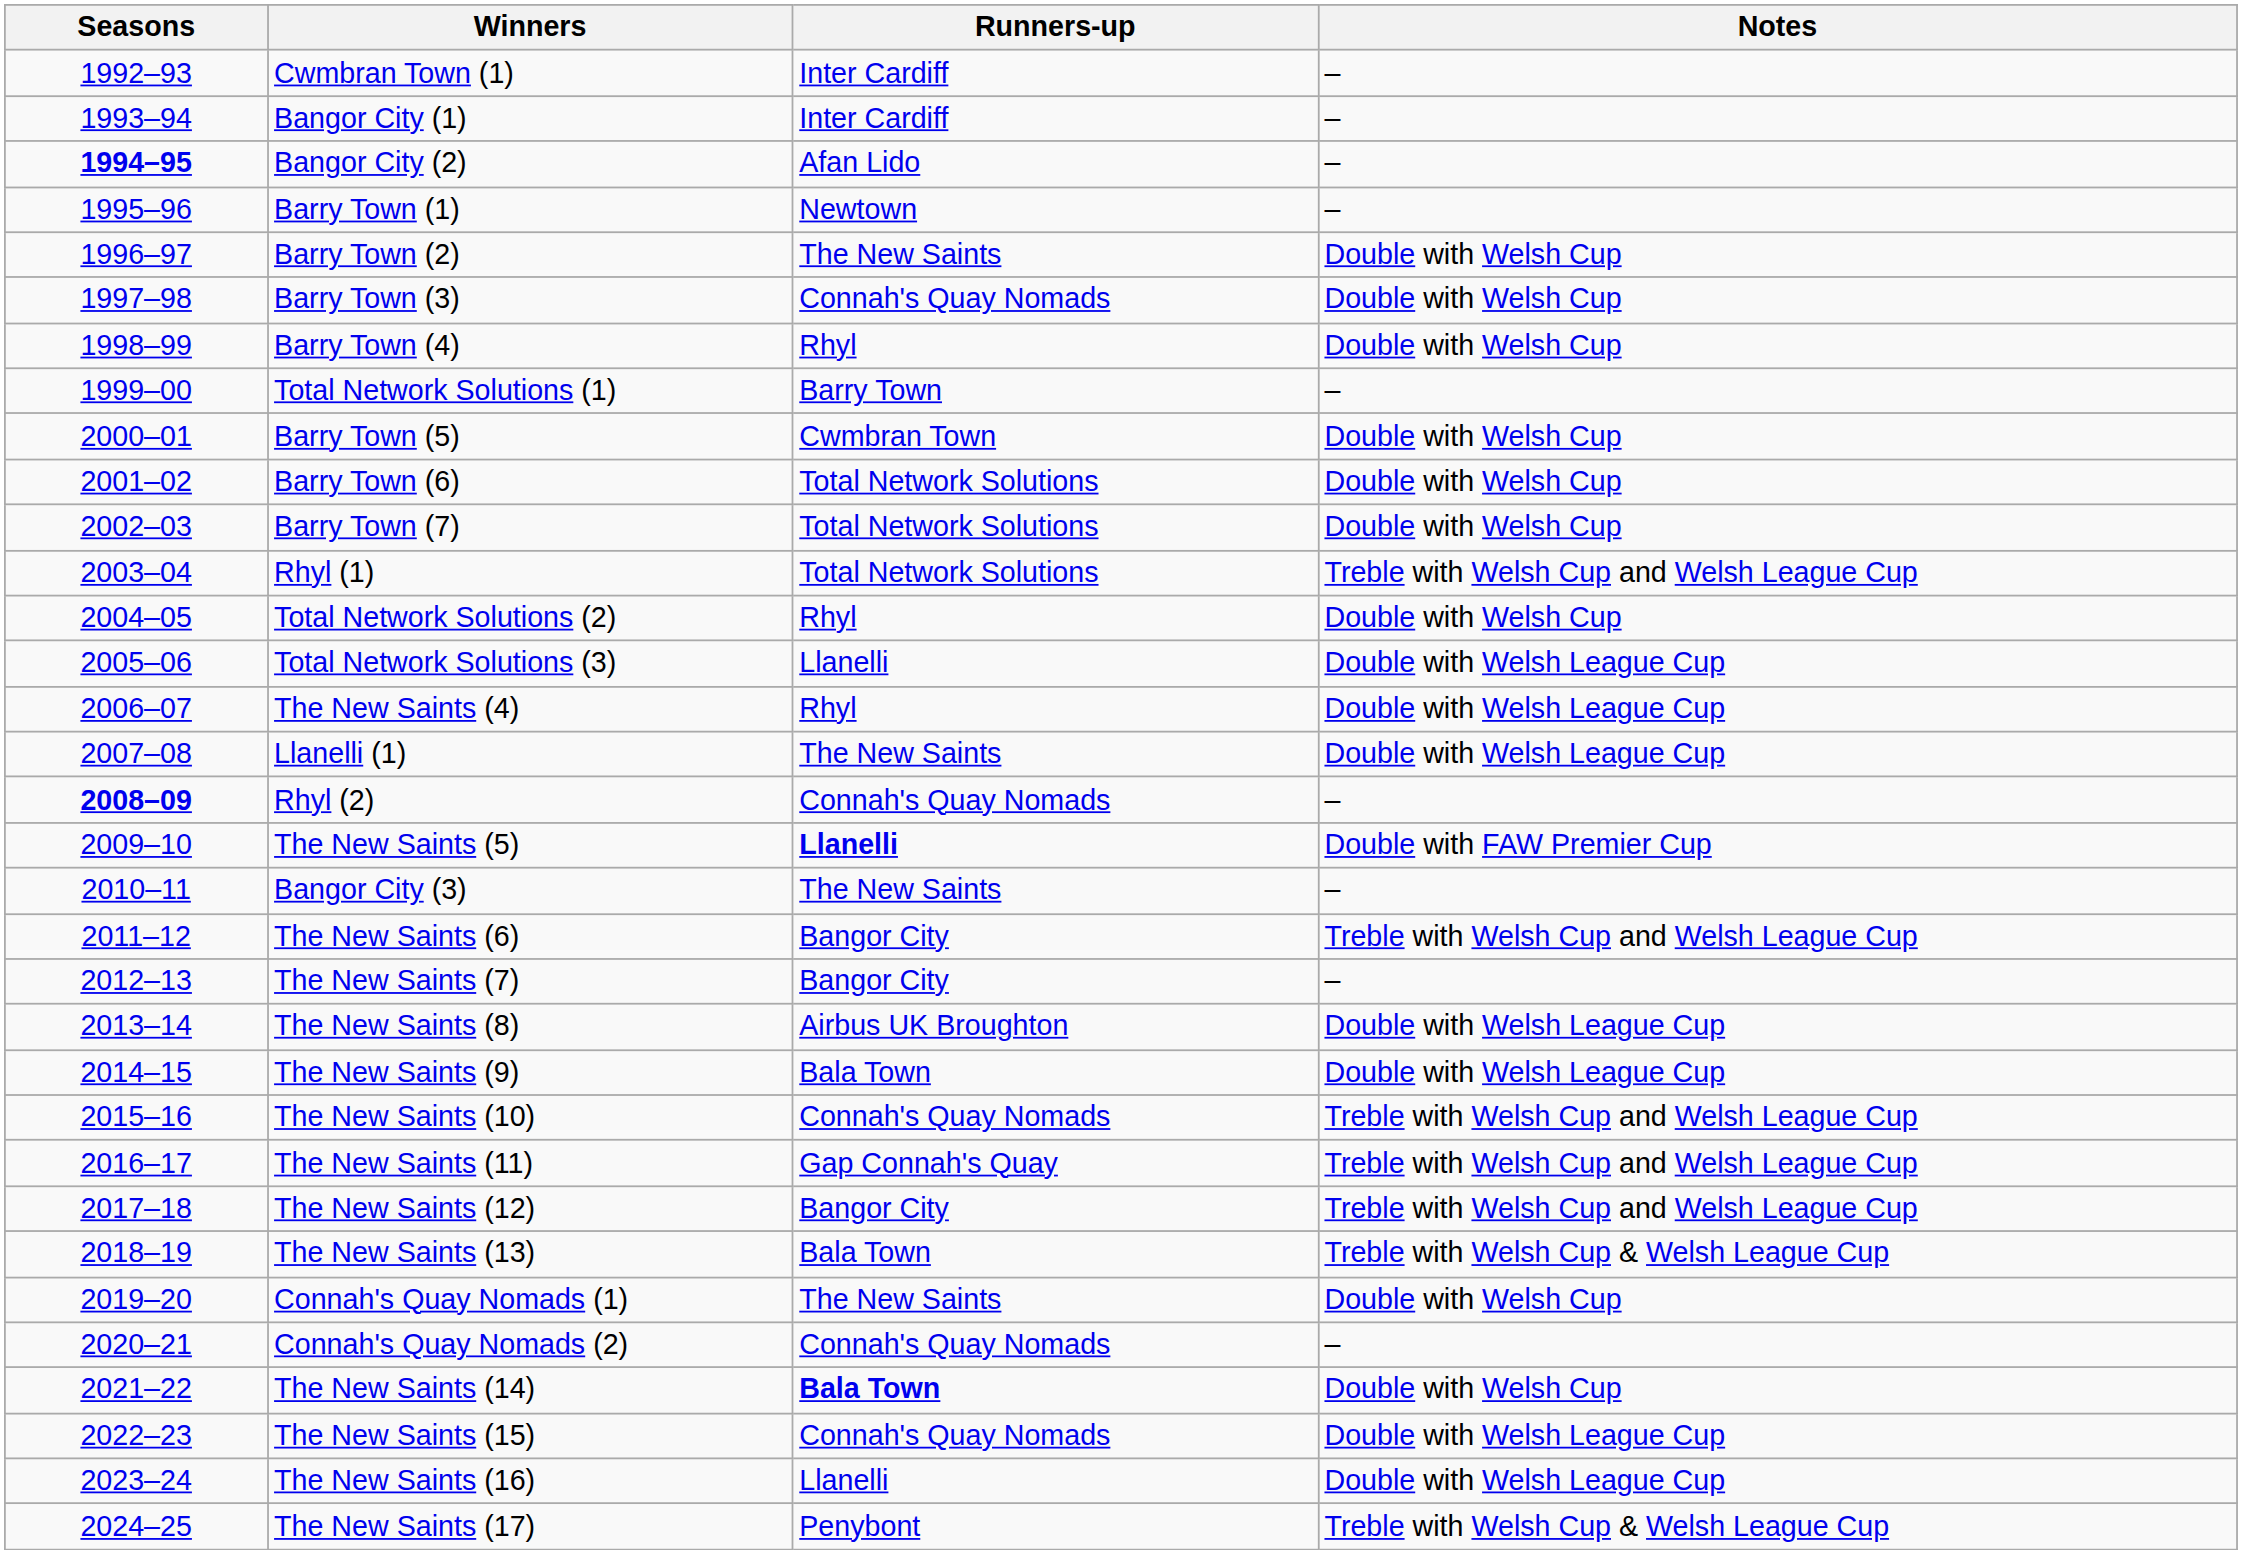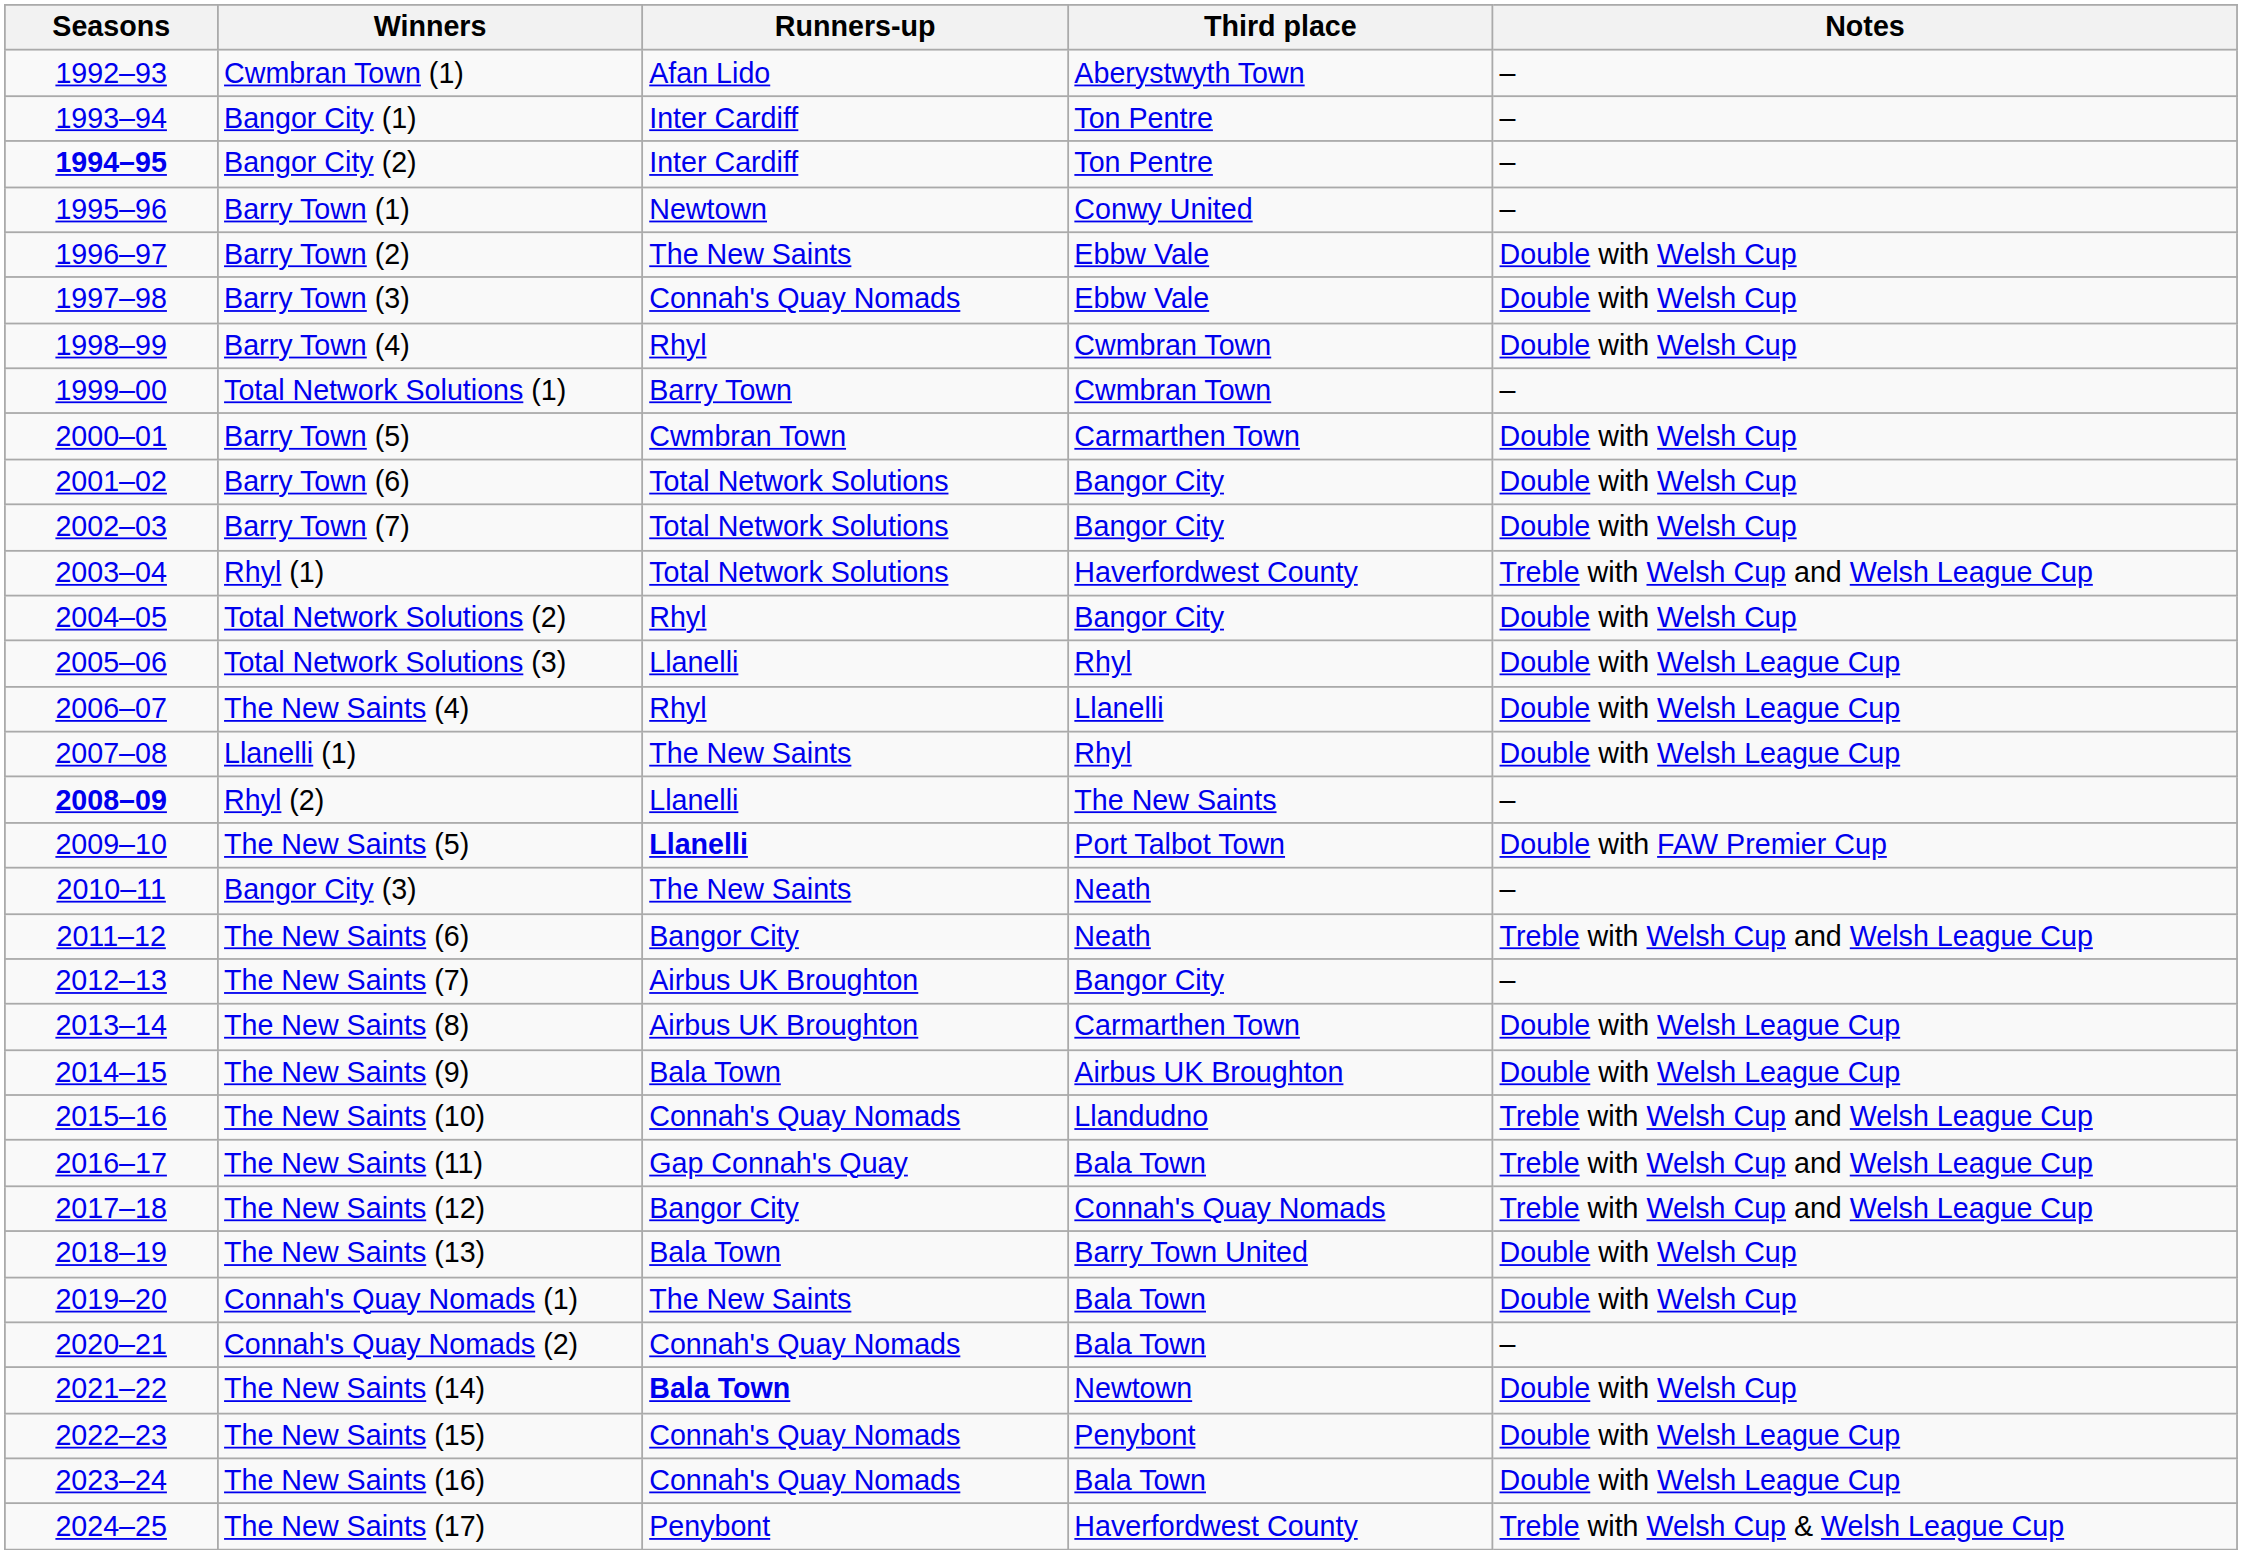+ column: (1280, 27)
(874, 72) Inter Cardiff -> (710, 72) Afan Lido
(860, 163) Afan Lido -> (724, 163) Inter Cardiff
(955, 799) Connah's Quay Nomads -> (694, 799) Llanelli
(874, 981) Bangor City -> (784, 981) Airbus UK Broughton
(1607, 1253) Treble with Welsh Cup & Welsh League Cup -> (1648, 1253) Double with Welsh Cup
(844, 1480) Llanelli -> (805, 1480) Connah's Quay Nomads
